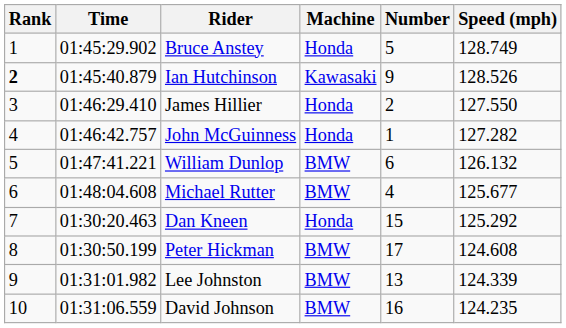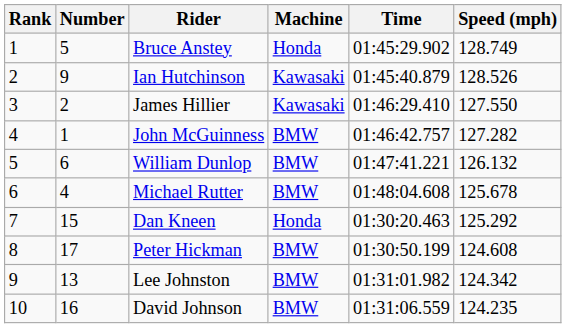columns swapped: (417, 18) <-> (108, 18)
(13, 76) bold -> (13, 76) normal
(329, 105) Honda -> (309, 105) Kawasaki
(329, 134) Honda -> (295, 134) BMW
(488, 192) 125.677 -> (488, 192) 125.678
(488, 279) 124.339 -> (488, 279) 124.342
